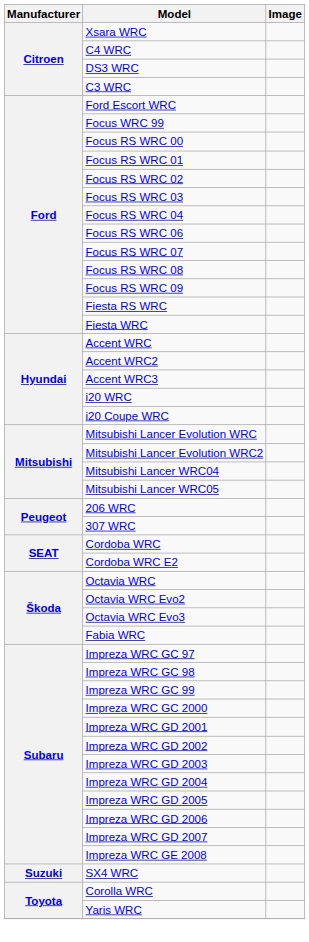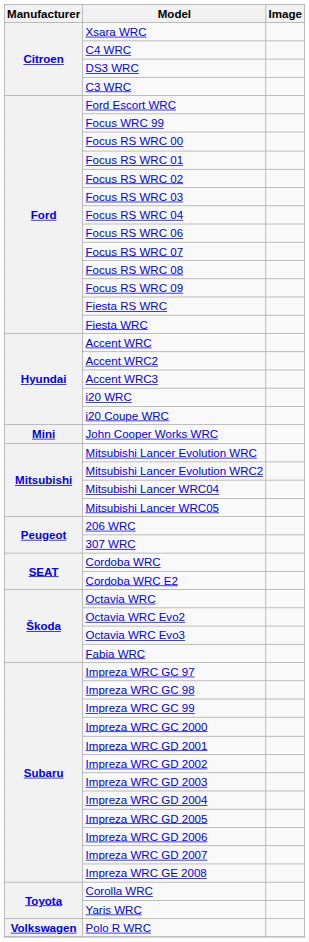+ row: (152, 434)
- row: (112, 873)
+ row: (118, 928)
